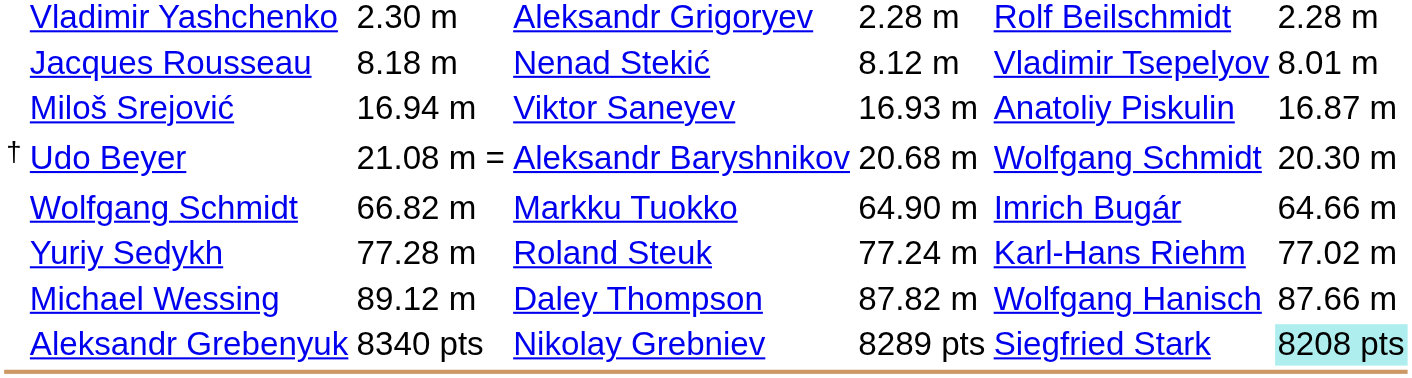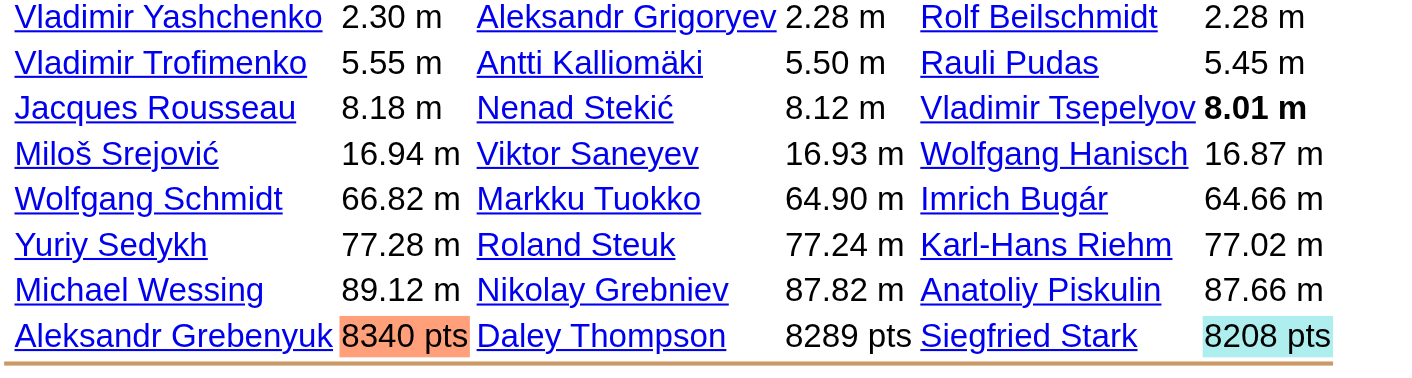+ row: (161, 62)
(1328, 62) normal -> (1256, 108) bold
(1114, 108) Anatoliy Piskulin -> (1054, 153) Wolfgang Hanisch
- row: (108, 158)
(638, 299) Daley Thompson -> (603, 290) Nikolay Grebniev
(1128, 299) Wolfgang Hanisch -> (1041, 290) Anatoliy Piskulin
(420, 345) no background -> (405, 336) lightsalmon background
(639, 345) Nikolay Grebniev -> (601, 336) Daley Thompson
